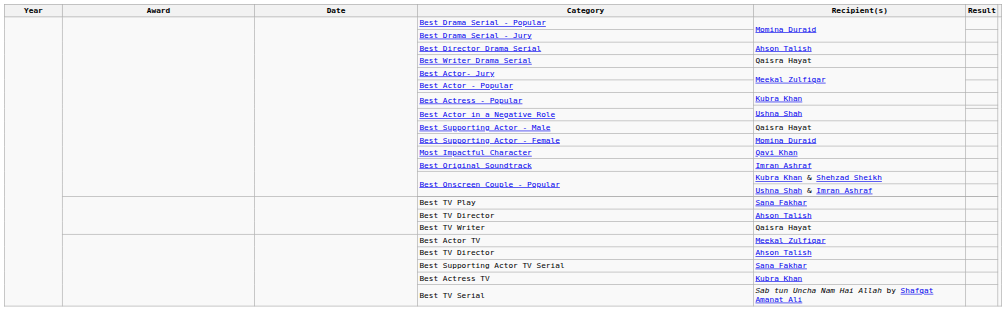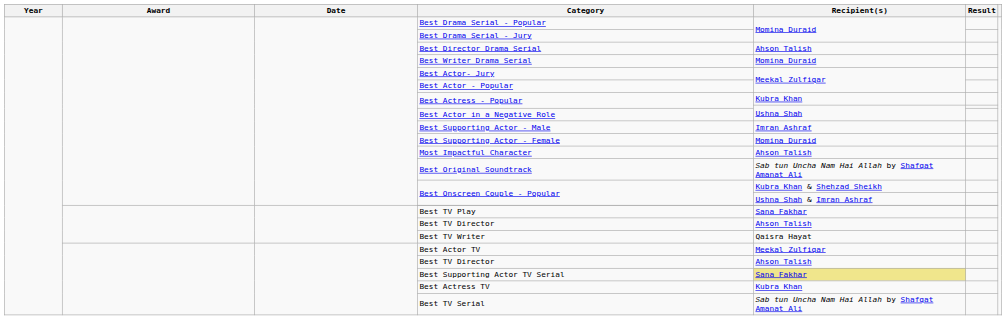(784, 61) Qaisra Hayat -> (786, 61) Momina Duraid
(784, 128) Qaisra Hayat -> (784, 128) Imran Ashraf
(777, 153) Qavi Khan -> (784, 153) Ahson Talish
(784, 165) Imran Ashraf -> (844, 170) Sab tun Uncha Nam Hai Allah by Shafqat Amanat Ali
(781, 266) no background -> (781, 275) khaki background
